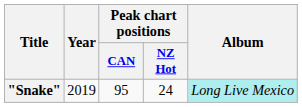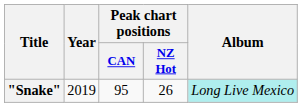(166, 90) 24 -> (166, 90) 26
